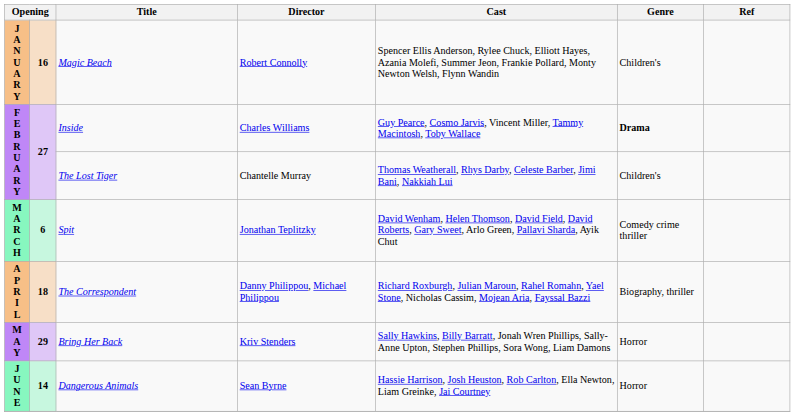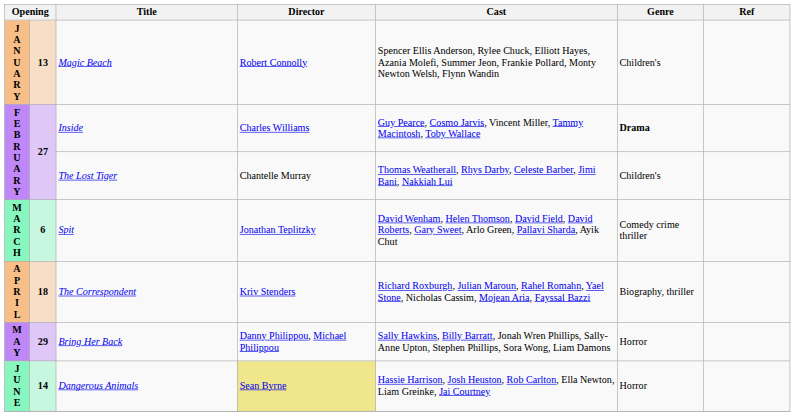(43, 62) 16 -> (43, 62) 13
(293, 291) Danny Philippou, Michael Philippou -> (268, 291) Kriv Stenders
(268, 341) Kriv Stenders -> (293, 341) Danny Philippou, Michael Philippou
(263, 386) no background -> (263, 386) khaki background
